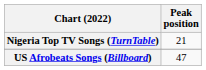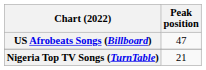rows swapped: (83, 40) <-> (83, 57)
